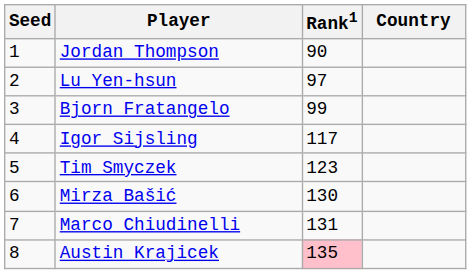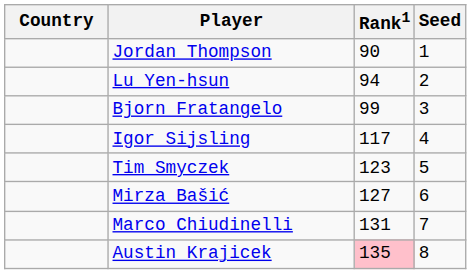columns swapped: (413, 21) <-> (30, 21)
(317, 81) 97 -> (370, 81) 94
(322, 197) 130 -> (375, 197) 127
